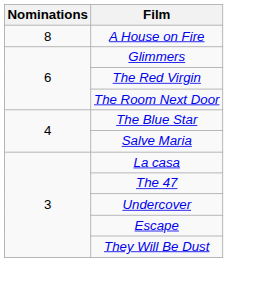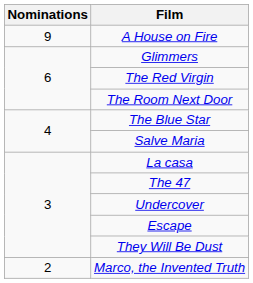(48, 36) 8 -> (48, 36) 9
+ row: (170, 267)
